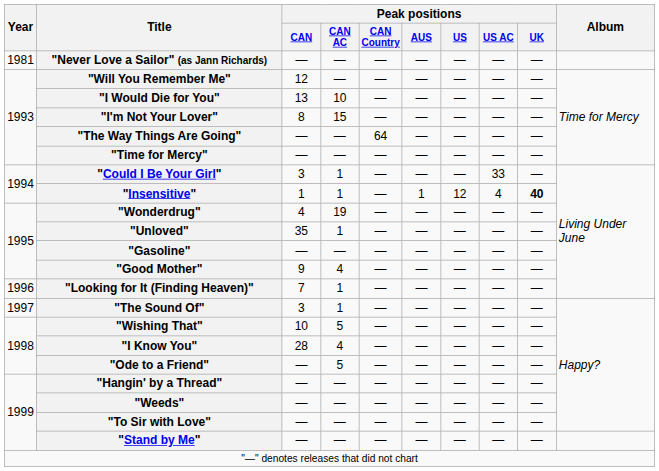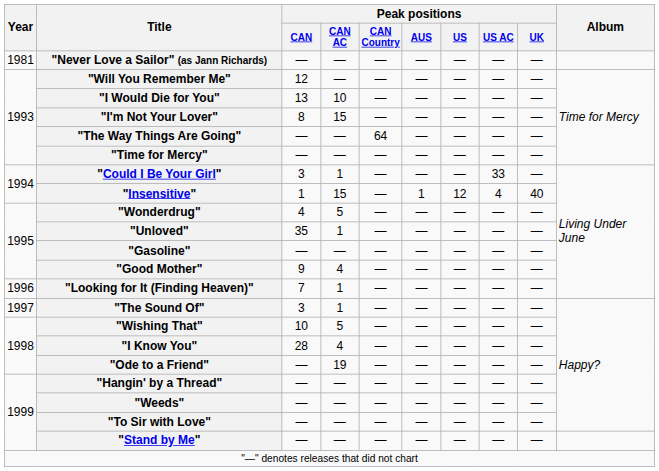(340, 193) 1 -> (340, 193) 15
(537, 193) bold -> (537, 193) normal
(340, 212) 19 -> (340, 212) 5
(340, 364) 5 -> (340, 364) 19
